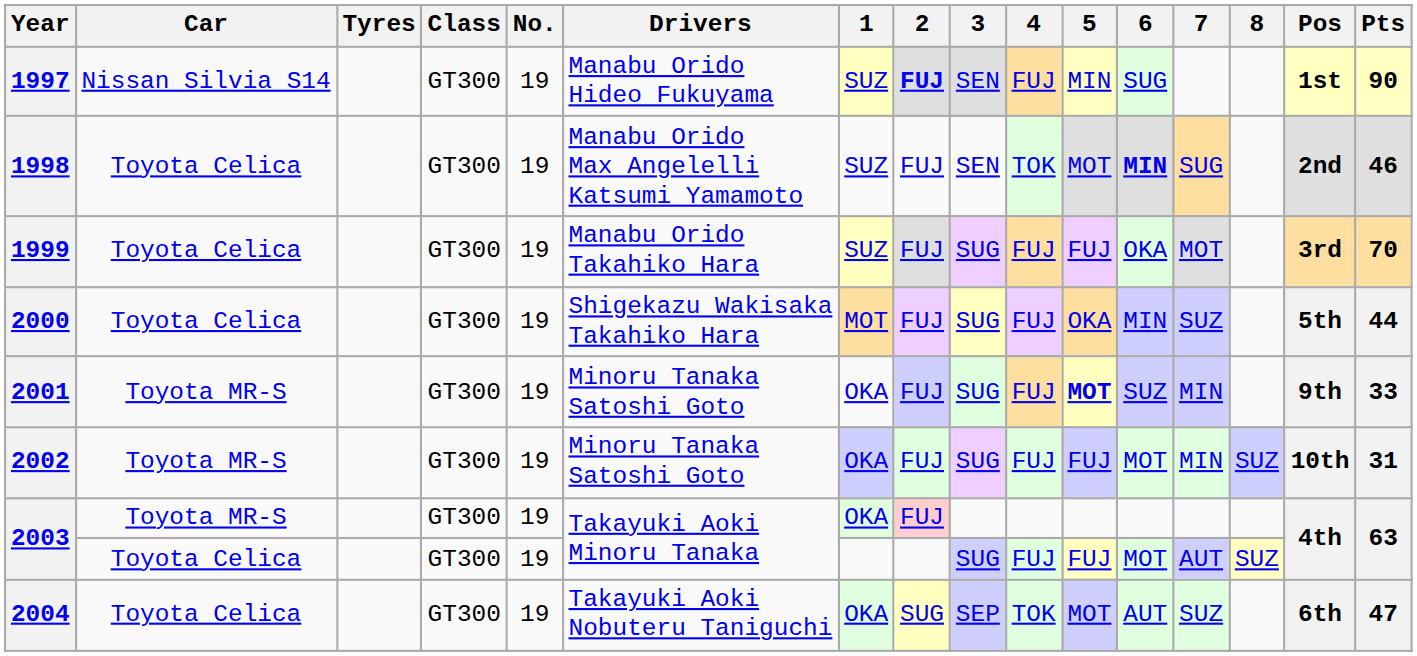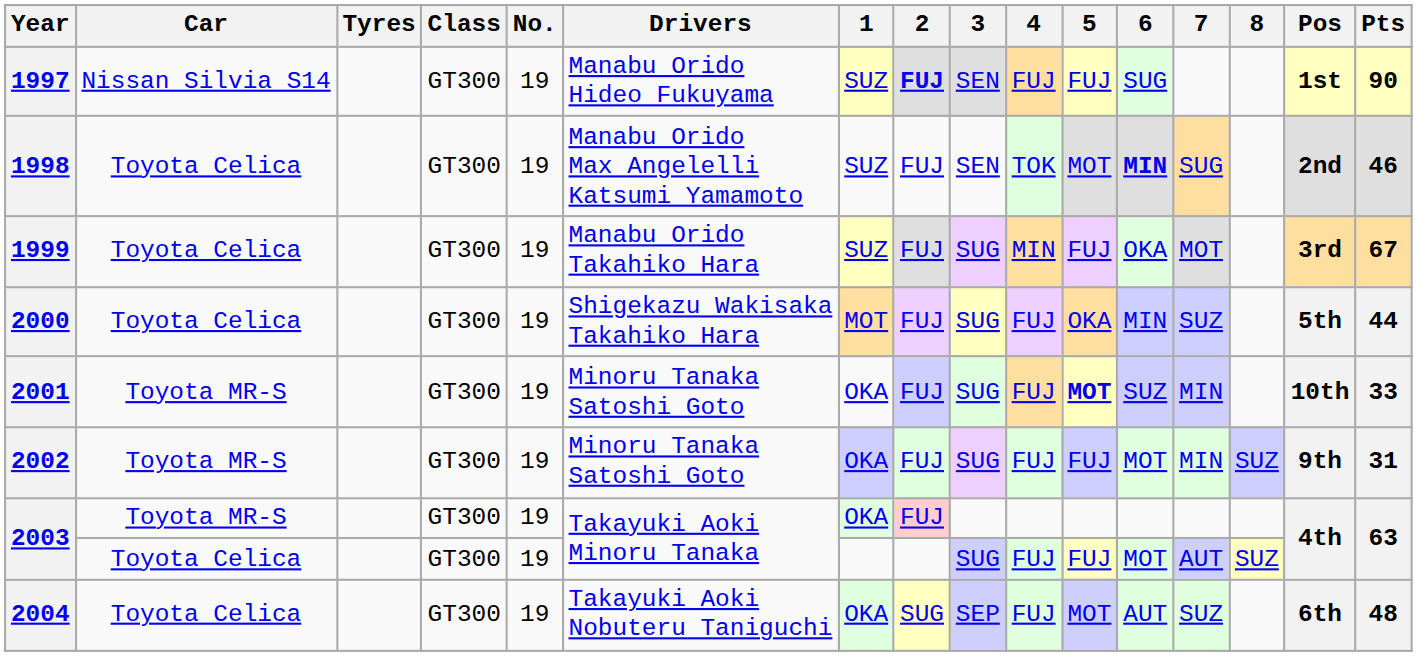(1089, 81) MIN -> (1089, 81) FUJ
(1034, 251) FUJ -> (1034, 251) MIN
(1383, 251) 70 -> (1383, 251) 67
(1320, 392) 9th -> (1320, 392) 10th
(1320, 462) 10th -> (1320, 462) 9th
(1034, 614) TOK -> (1034, 614) FUJ
(1383, 614) 47 -> (1383, 614) 48
